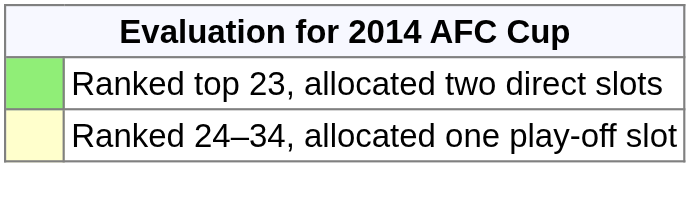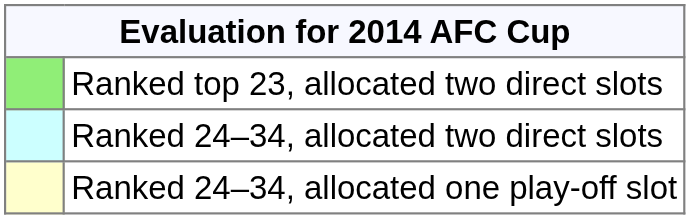+ row: (367, 135)
